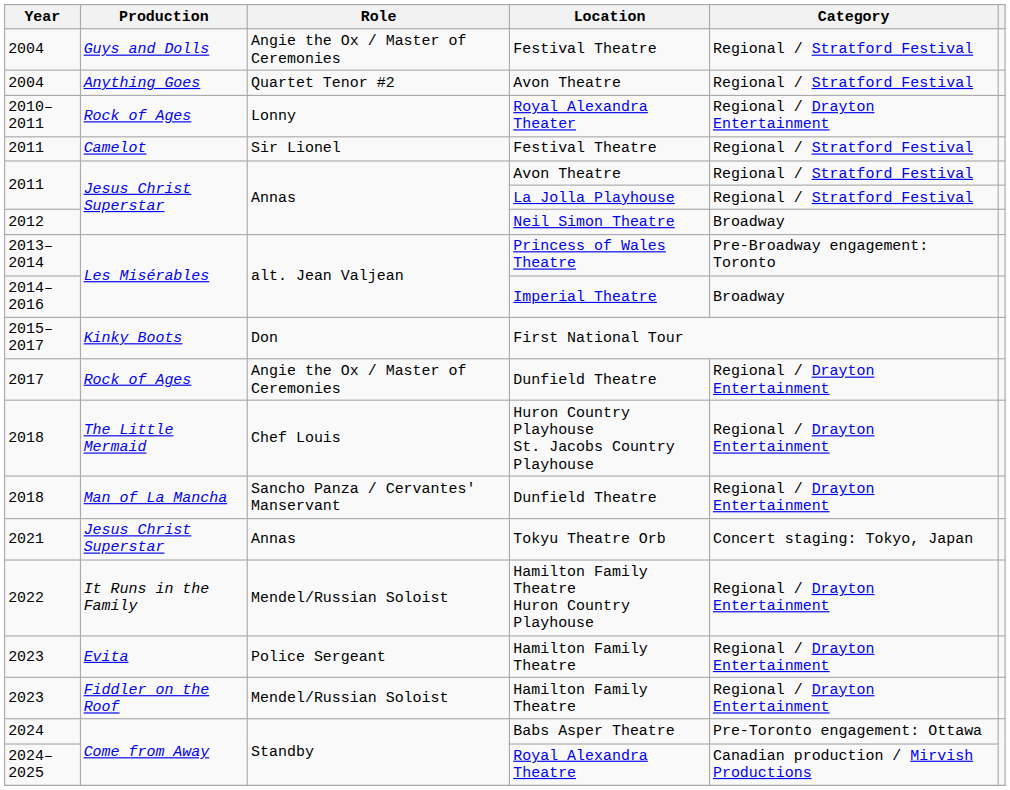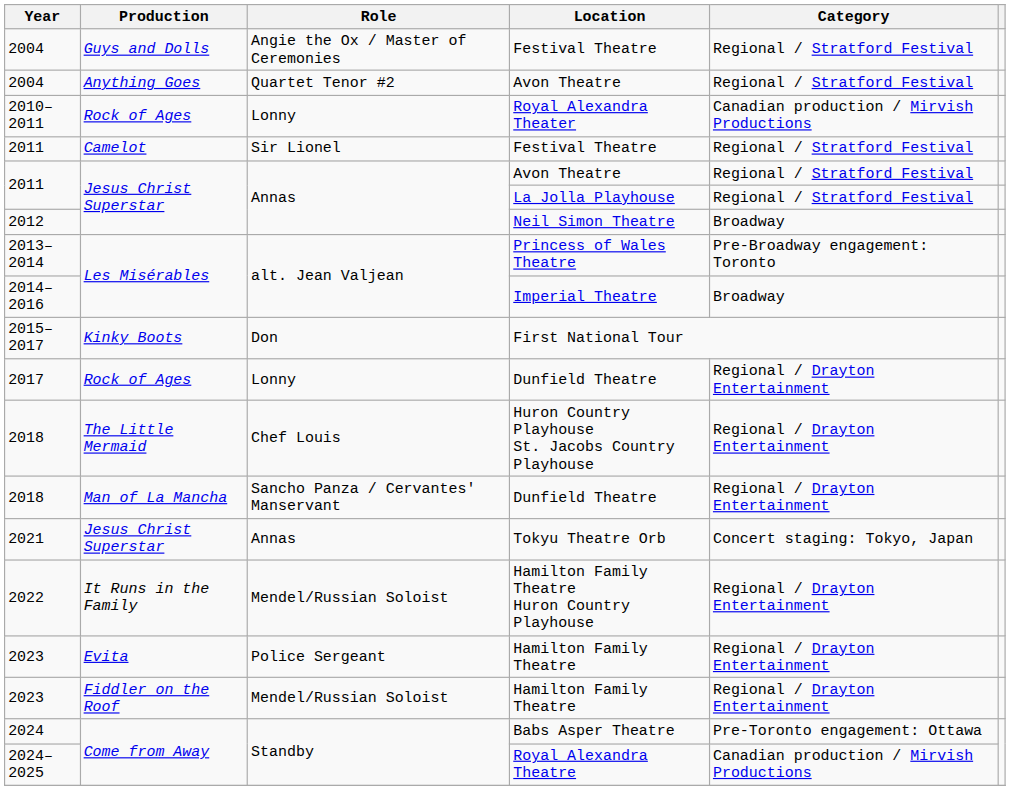(794, 116) Regional / Drayton Entertainment -> (843, 116) Canadian production / Mirvish Productions
(359, 380) Angie the Ox / Master of Ceremonies -> (274, 380) Lonny
